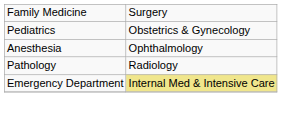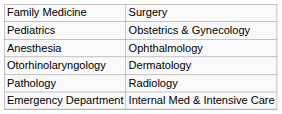+ row: (56, 65)
(202, 83) khaki background -> (202, 100) no background
